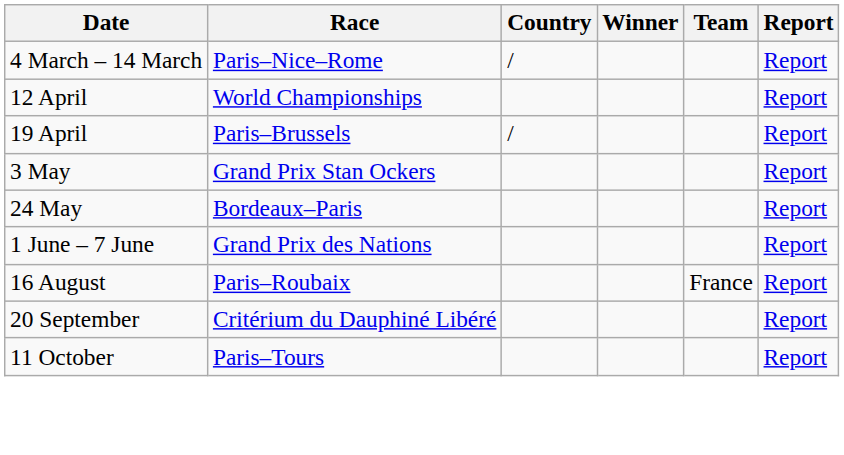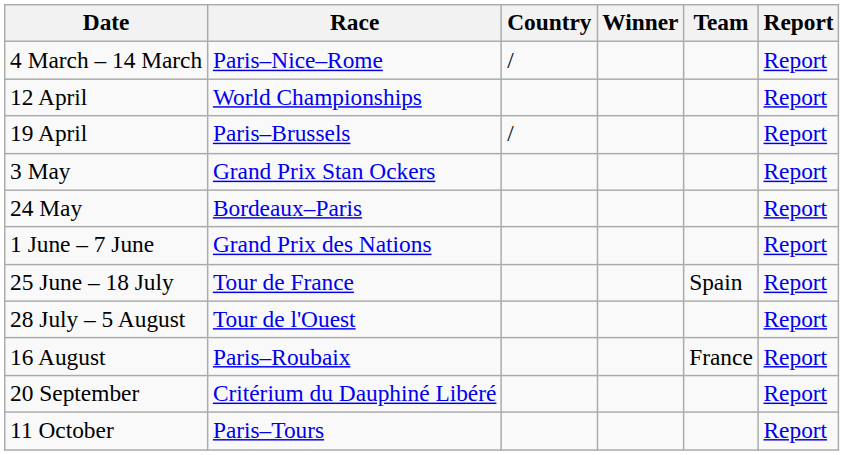+ row: (92, 282)
+ row: (98, 319)
